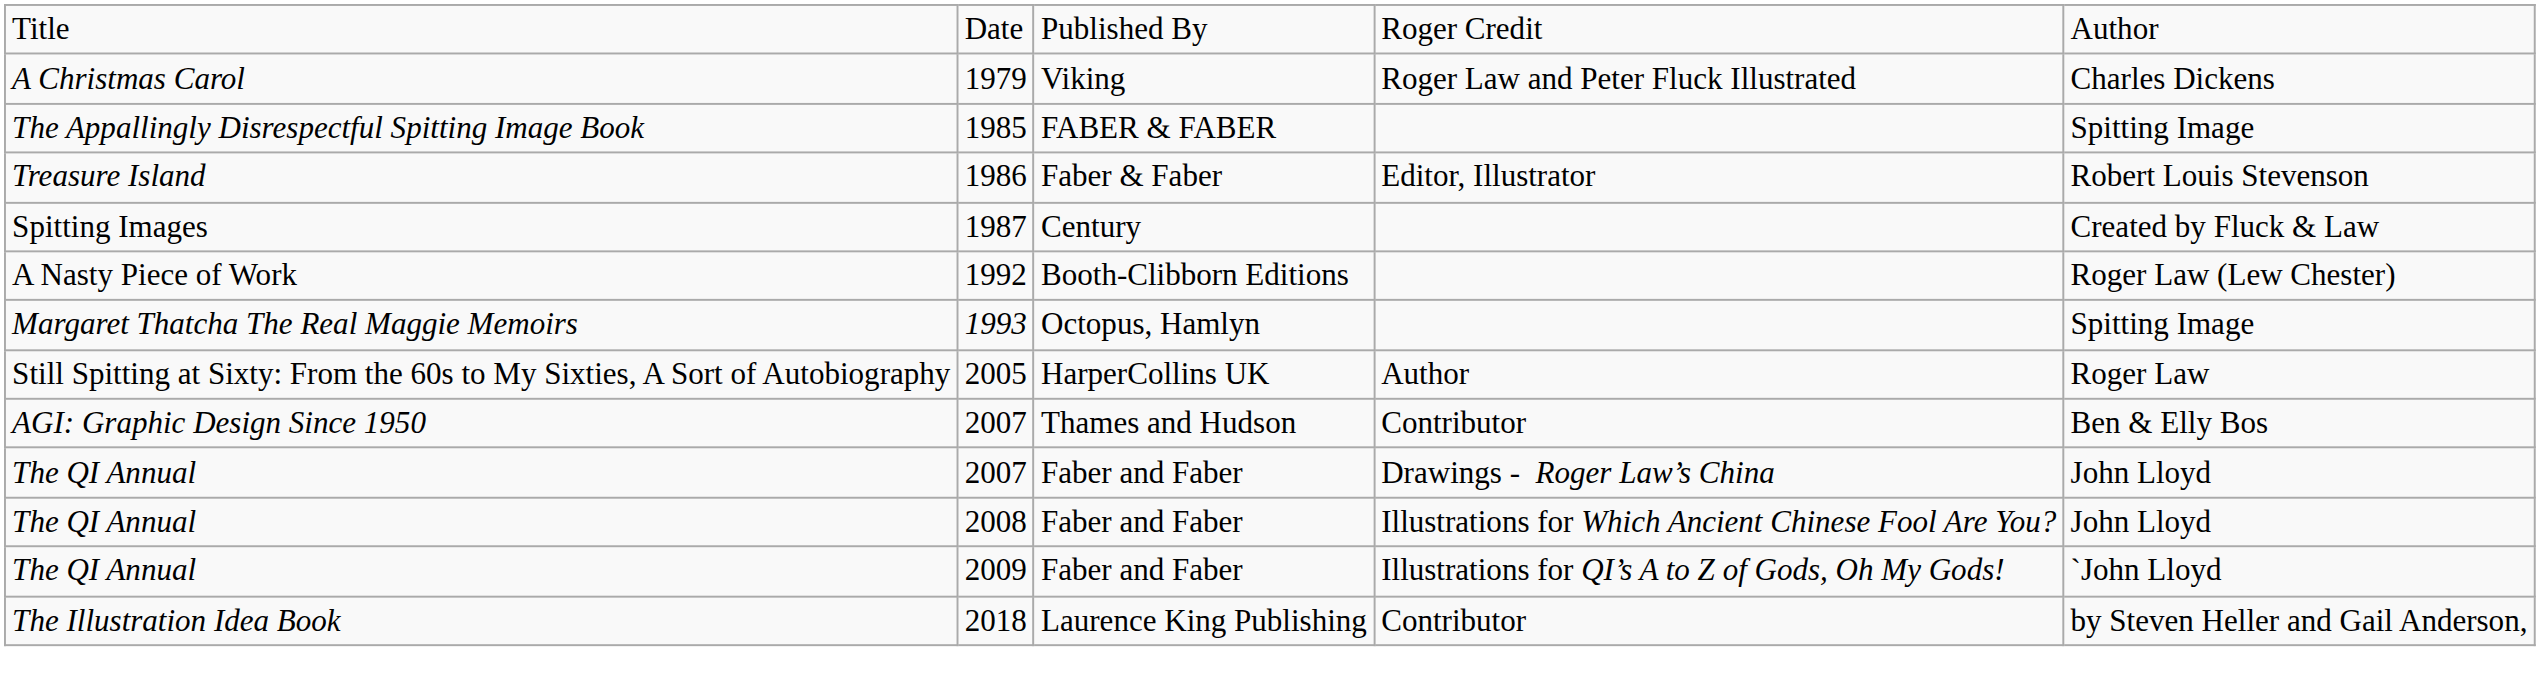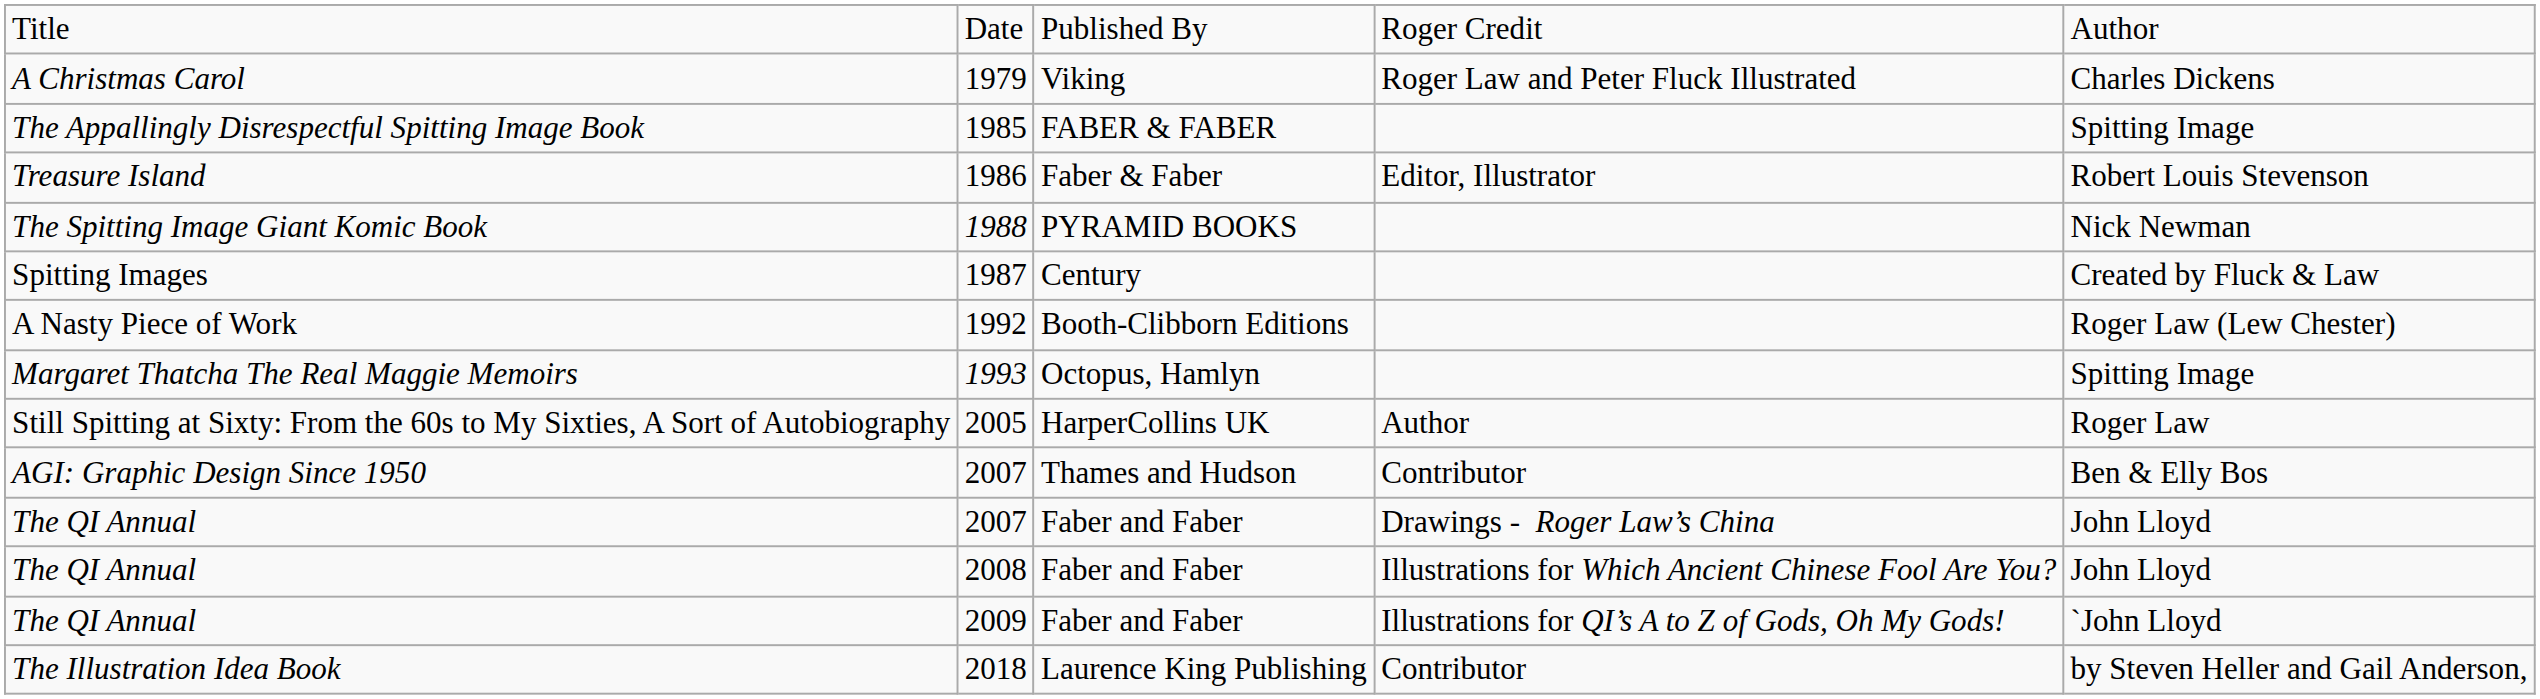+ row: (250, 226)
